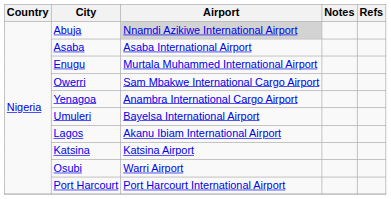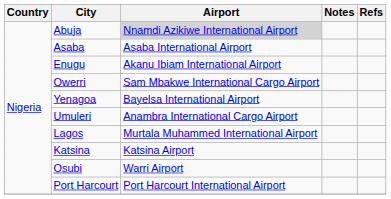(220, 64) Murtala Muhammed International Airport -> (202, 64) Akanu Ibiam International Airport
(210, 99) Anambra International Cargo Airport -> (191, 99) Bayelsa International Airport
(191, 116) Bayelsa International Airport -> (210, 116) Anambra International Cargo Airport
(202, 133) Akanu Ibiam International Airport -> (220, 133) Murtala Muhammed International Airport
